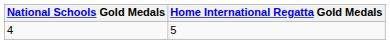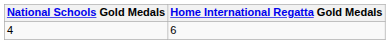(173, 30) 5 -> (173, 30) 6
